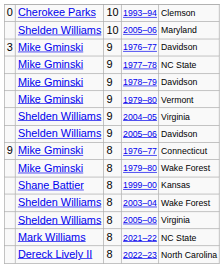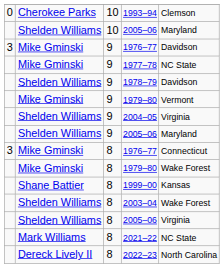(51, 82) Mike Gminski -> (60, 82) Shelden Williams
(179, 134) Davidson -> (179, 134) Maryland
(10, 151) 9 -> (10, 151) 3
